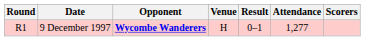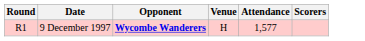- column: (255, 12)
(297, 28) 1,277 -> (265, 28) 1,577
